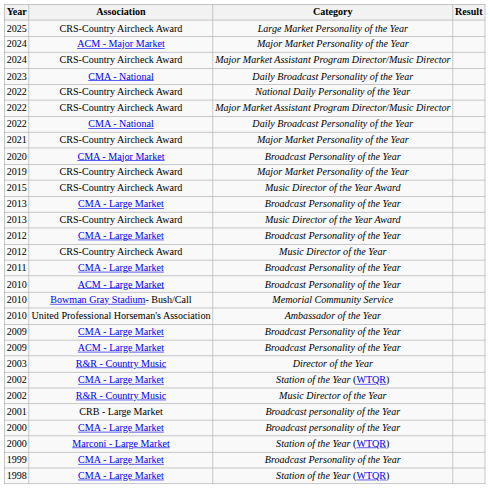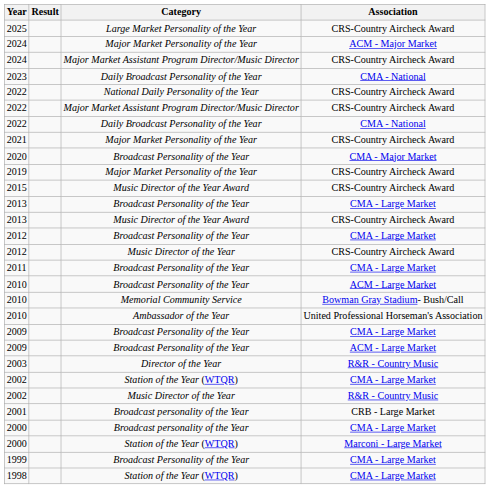columns swapped: (121, 12) <-> (469, 12)
